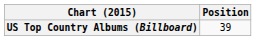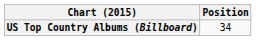(226, 28) 39 -> (226, 28) 34
